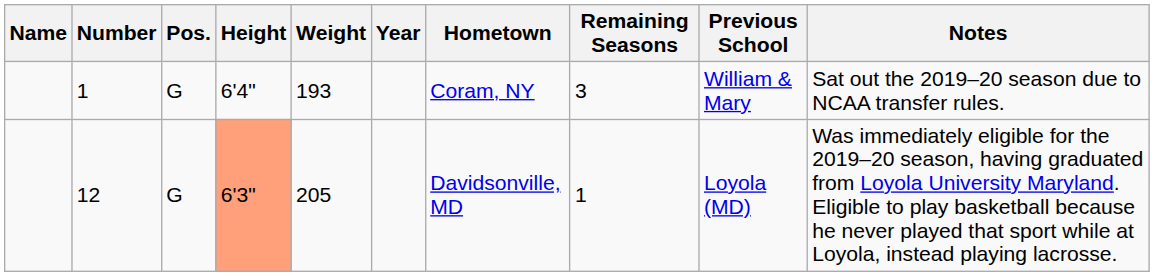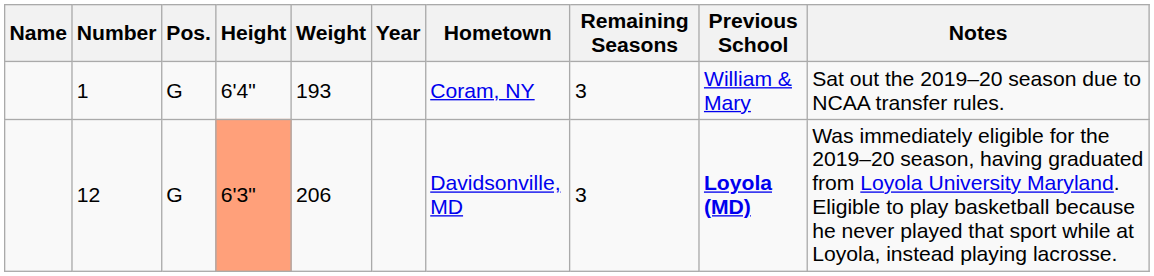(314, 195) 205 -> (314, 195) 206
(581, 195) 1 -> (581, 195) 3
(735, 195) normal -> (738, 195) bold
